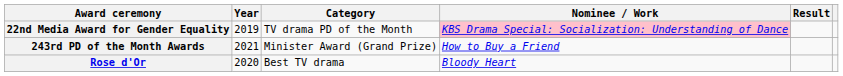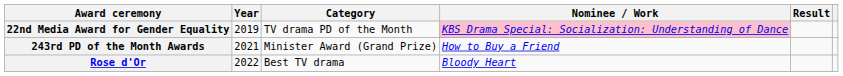(247, 63) 2020 -> (247, 63) 2022
